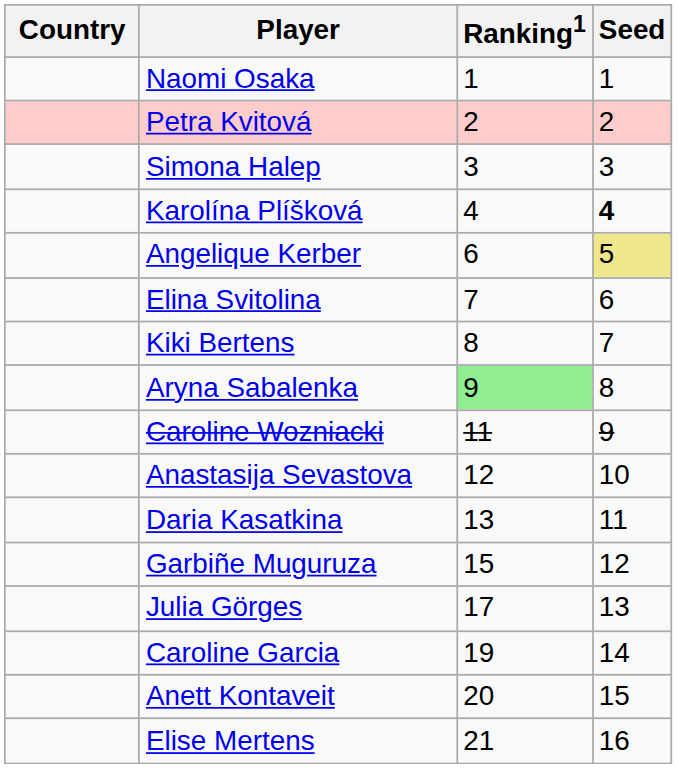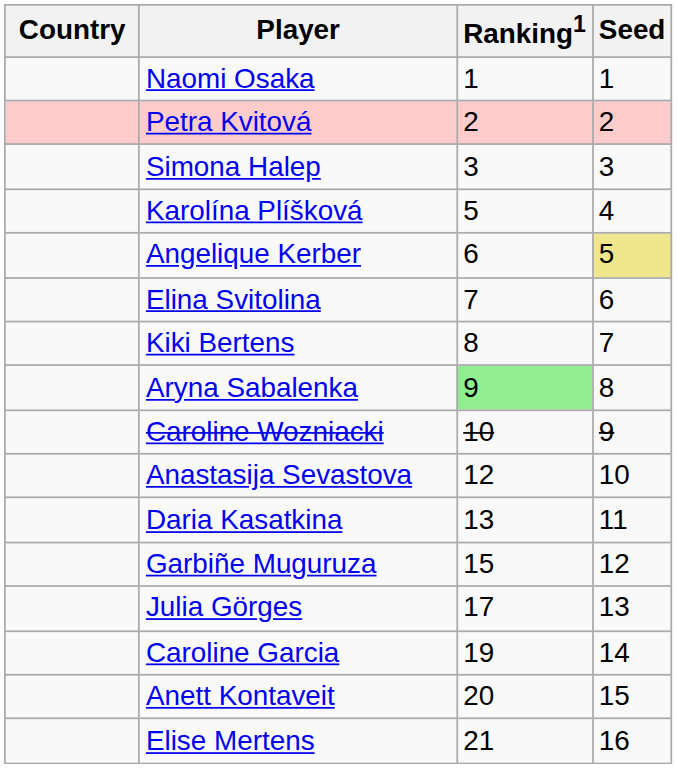(471, 210) 4 -> (471, 210) 5
(607, 210) bold -> (607, 210) normal
(478, 431) 11 -> (479, 431) 10
